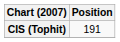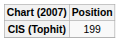(92, 29) 191 -> (92, 29) 199
